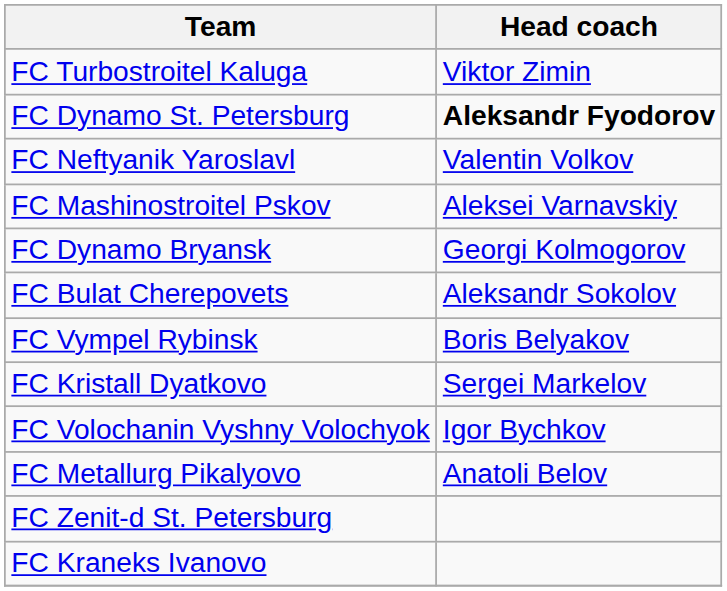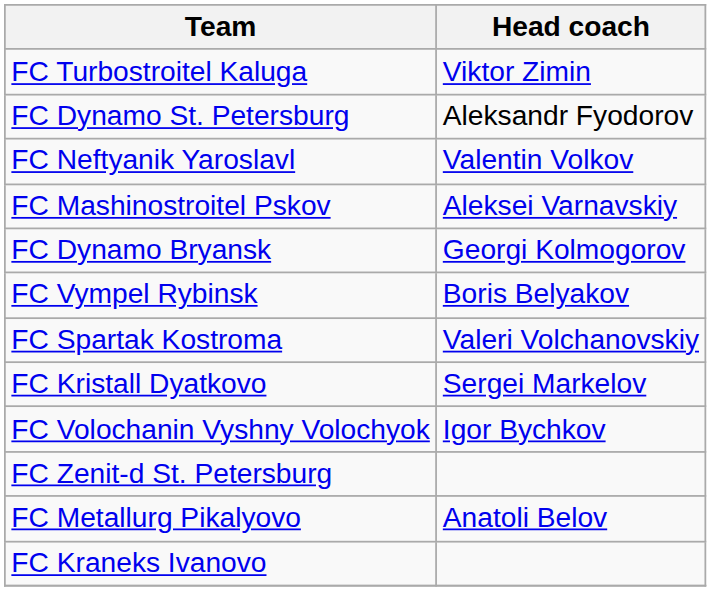(579, 116) bold -> (568, 116) normal
- row: (150, 294)
+ row: (147, 339)
rows swapped: (156, 473) <-> (172, 518)
